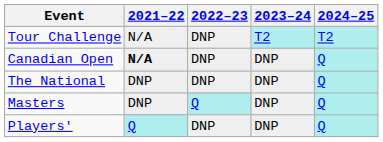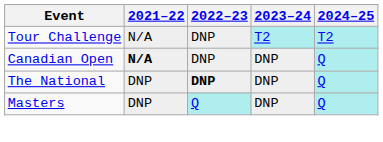(203, 82) normal -> (203, 82) bold
- row: (40, 126)
